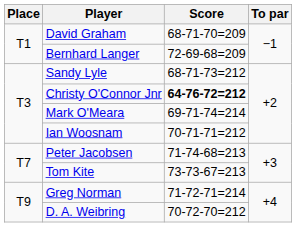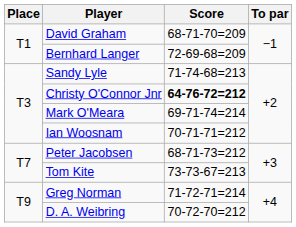(207, 73) 68-71-73=212 -> (207, 73) 71-74-68=213
(207, 152) 71-74-68=213 -> (207, 152) 68-71-73=212
